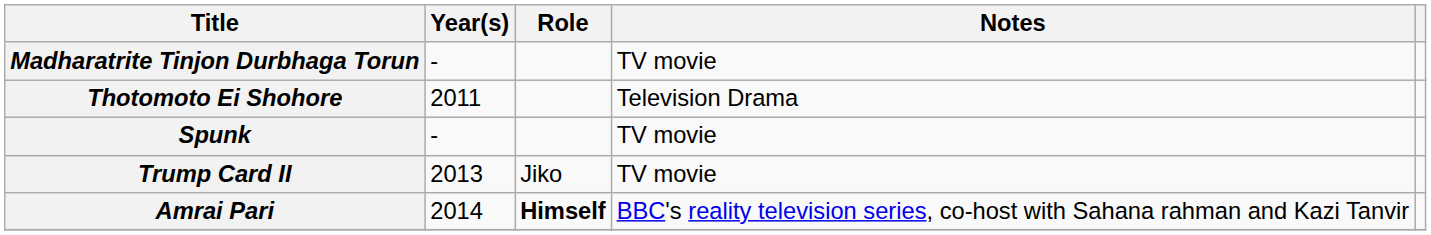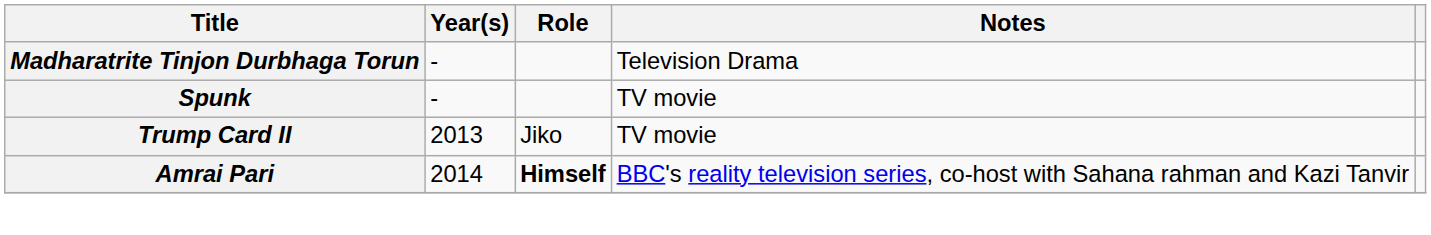(667, 60) TV movie -> (707, 60) Television Drama
- row: (215, 98)
